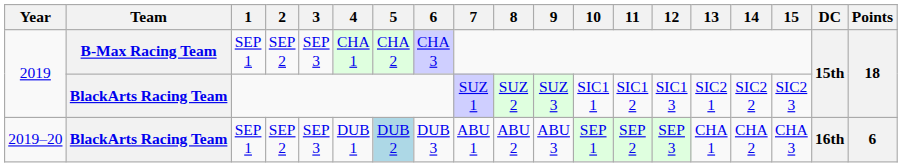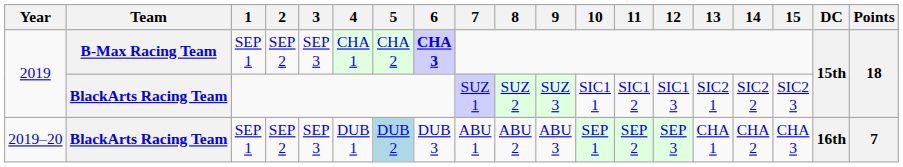(433, 51) normal -> (434, 51) bold
(872, 139) 6 -> (874, 139) 7
